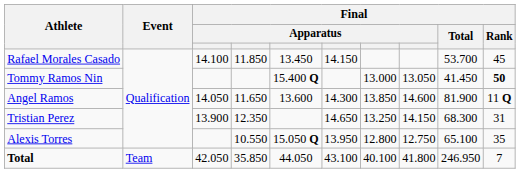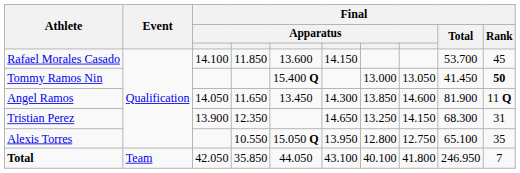(296, 59) 13.450 -> (296, 59) 13.600
(296, 99) 13.600 -> (296, 99) 13.450
